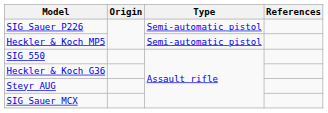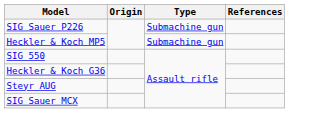(204, 27) Semi-automatic pistol -> (185, 27) Submachine gun
(204, 41) Semi-automatic pistol -> (185, 41) Submachine gun
